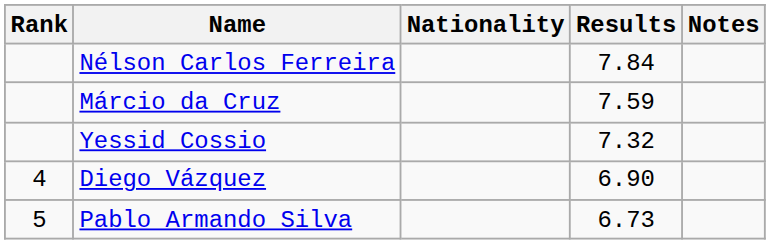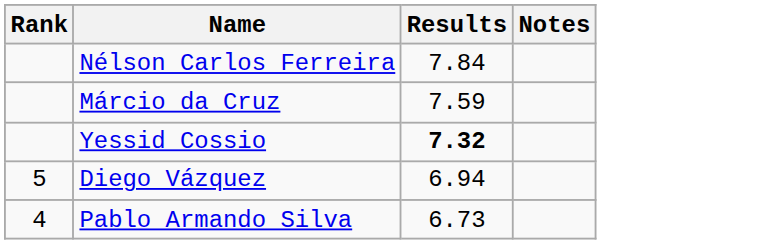- column: (486, 24)
(626, 141) normal -> (457, 141) bold
(39, 180) 4 -> (39, 180) 5
(626, 180) 6.90 -> (457, 180) 6.94
(39, 219) 5 -> (39, 219) 4
